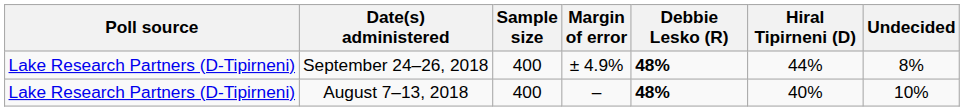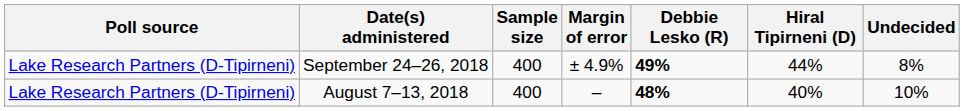(653, 65) 48% -> (653, 65) 49%
